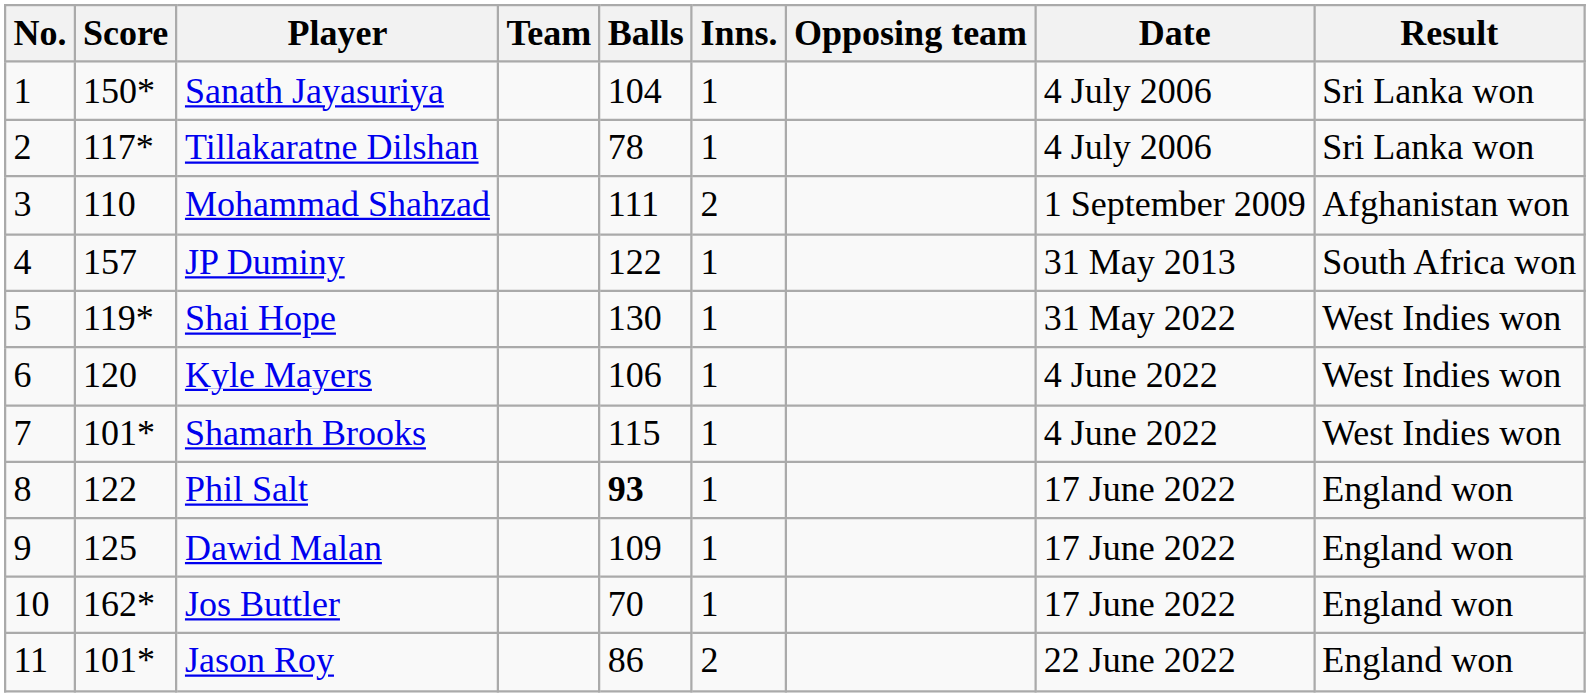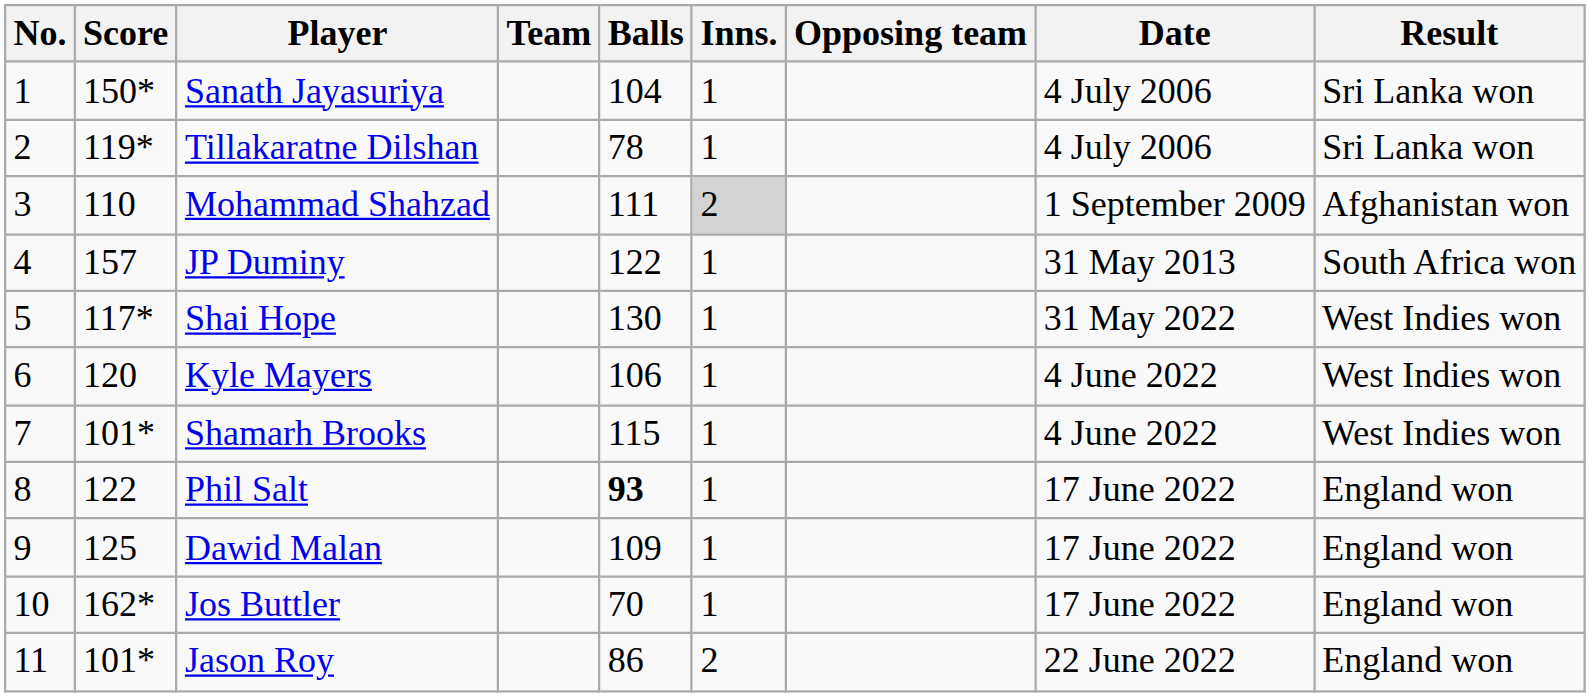(118, 147) 117* -> (118, 147) 119*
(709, 204) no background -> (709, 204) lightgrey background
(118, 318) 119* -> (118, 318) 117*
